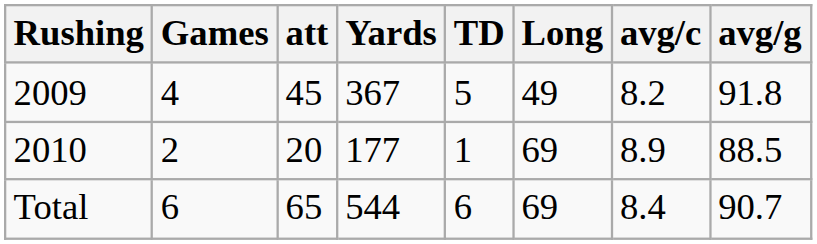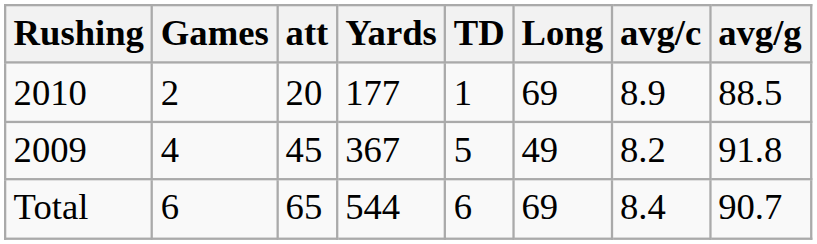rows swapped: (50, 91) <-> (50, 149)
